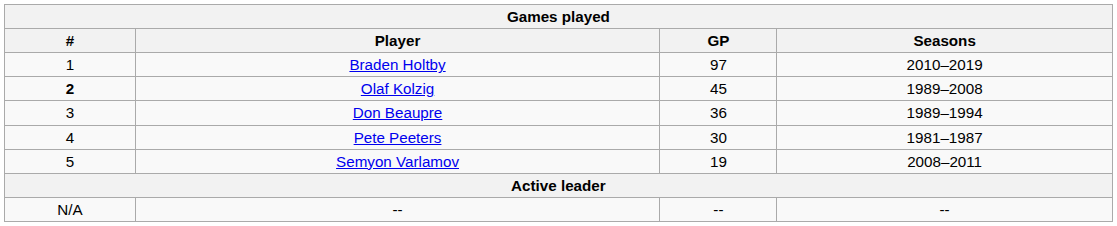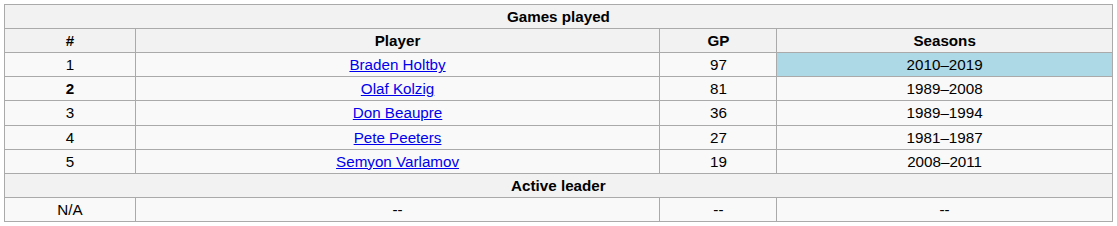(945, 65) no background -> (945, 65) lightblue background
(718, 89) 45 -> (718, 89) 81
(718, 137) 30 -> (718, 137) 27
